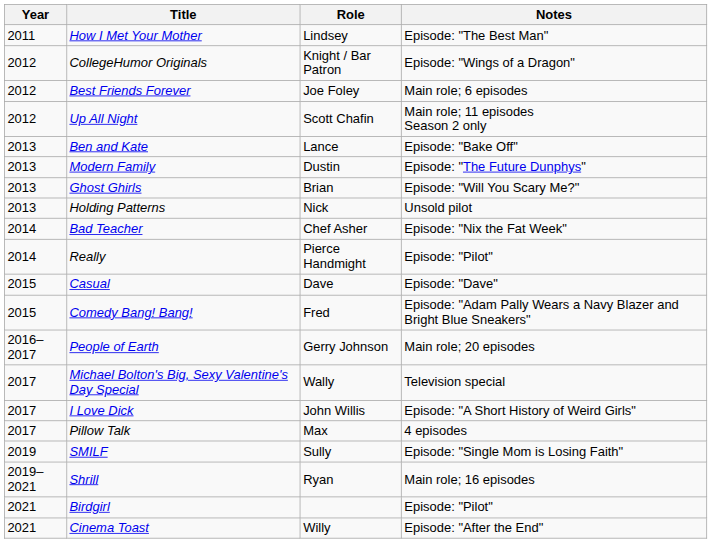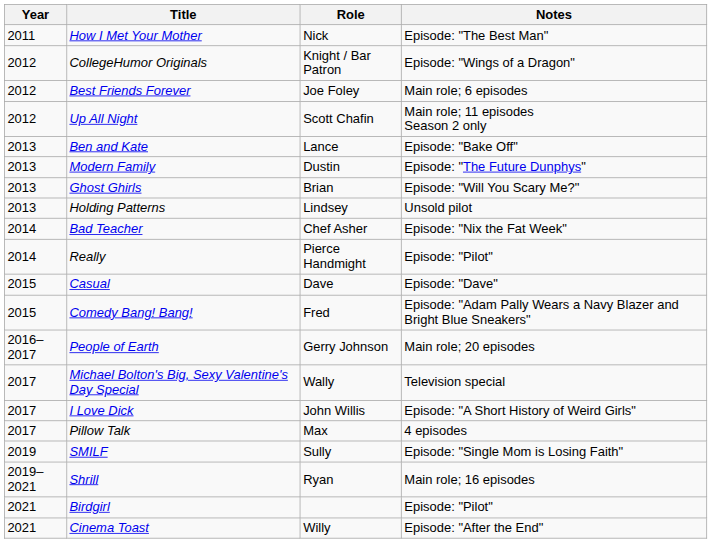(325, 35) Lindsey -> (316, 35) Nick
(316, 208) Nick -> (325, 208) Lindsey
